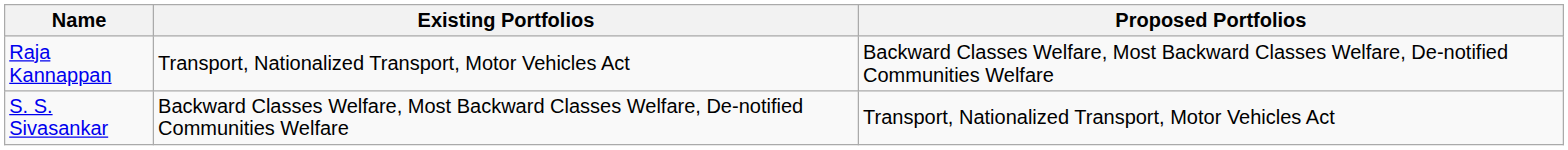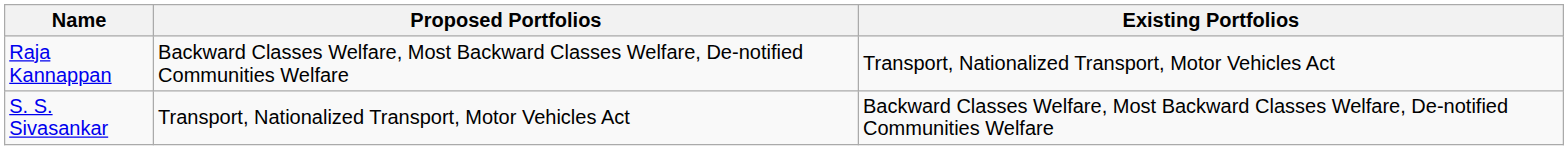columns swapped: (506, 20) <-> (1211, 20)
